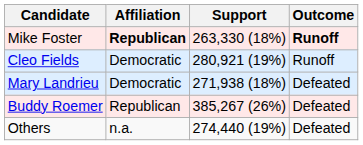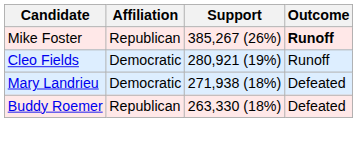(148, 38) bold -> (145, 38) normal
(239, 38) 263,330 (18%) -> (235, 38) 385,267 (26%)
(239, 106) 385,267 (26%) -> (235, 106) 263,330 (18%)
- row: (29, 128)
